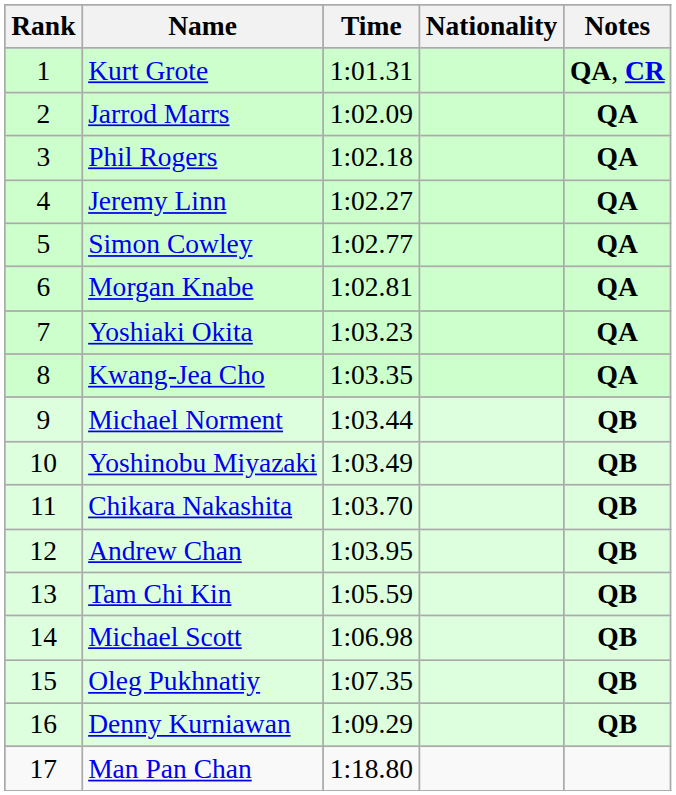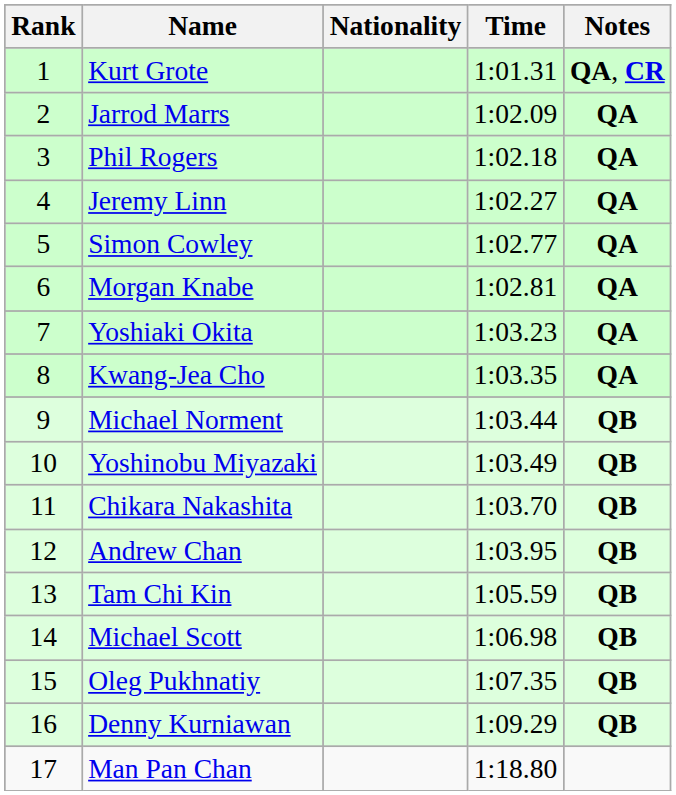columns swapped: (491, 26) <-> (371, 26)
